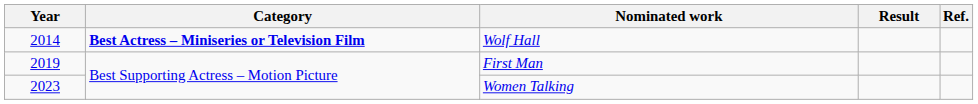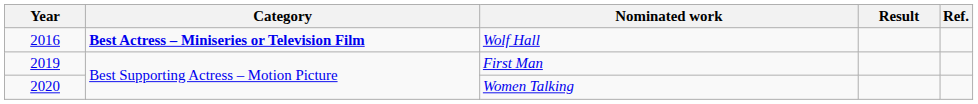(45, 39) 2014 -> (45, 39) 2016
(45, 87) 2023 -> (45, 87) 2020
